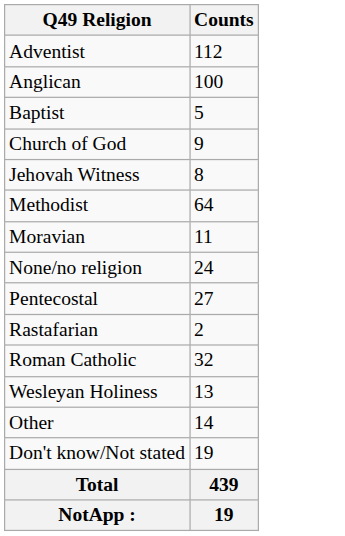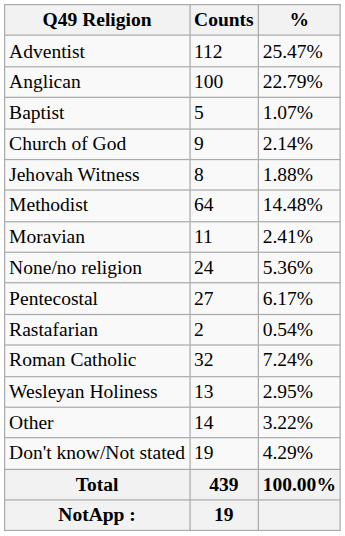+ column: (299, 19)
